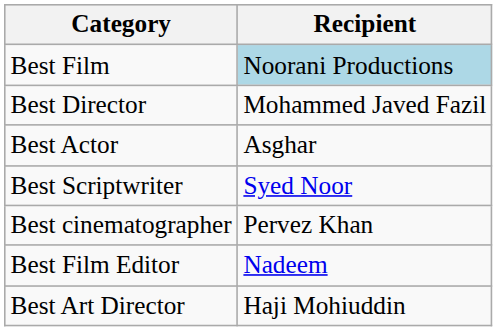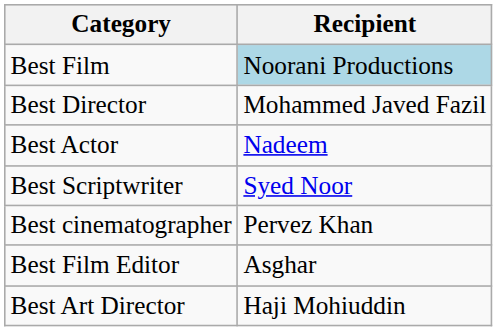(280, 144) Asghar -> (286, 144) Nadeem
(286, 265) Nadeem -> (280, 265) Asghar
